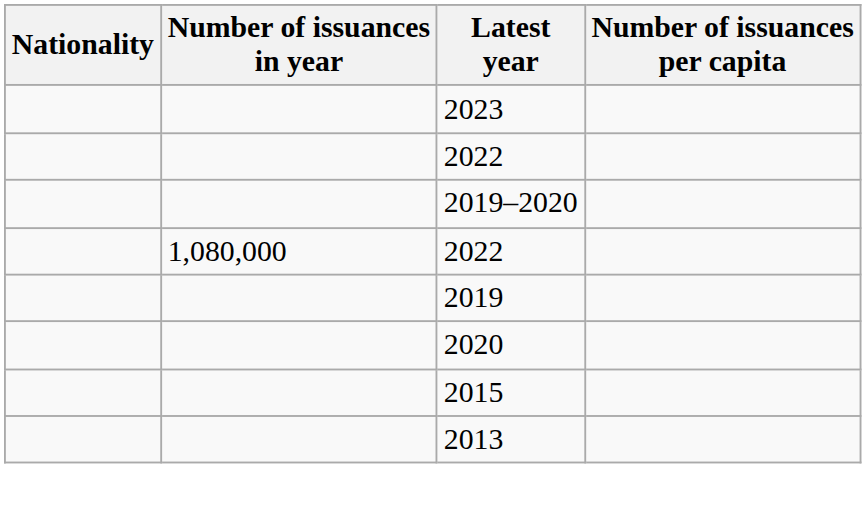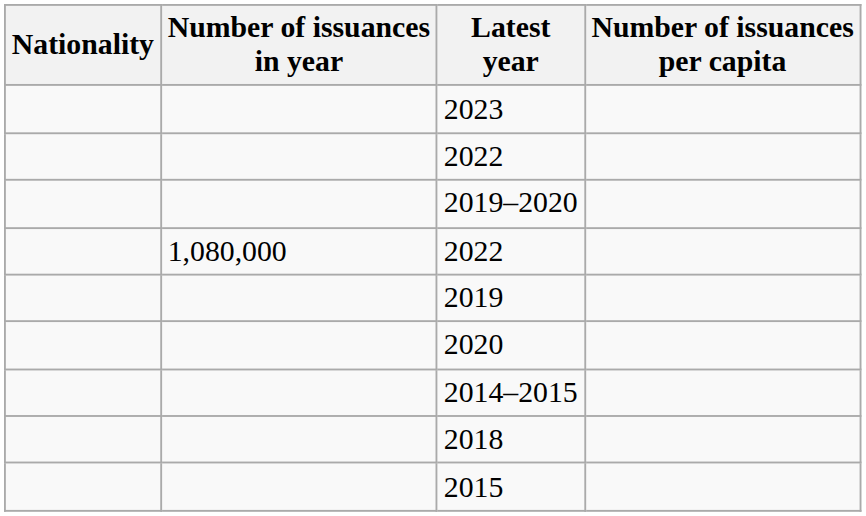+ row: (299, 392)
+ row: (299, 440)
- row: (299, 440)
